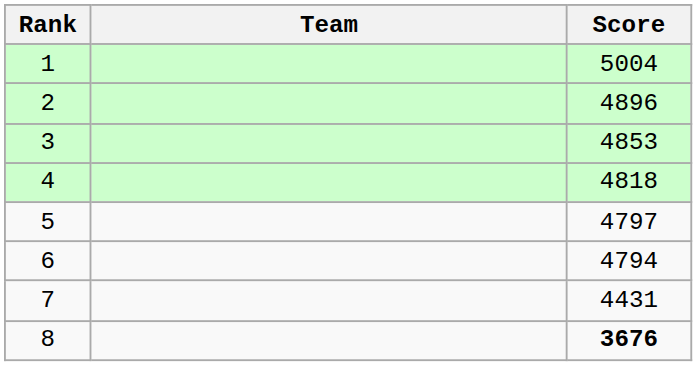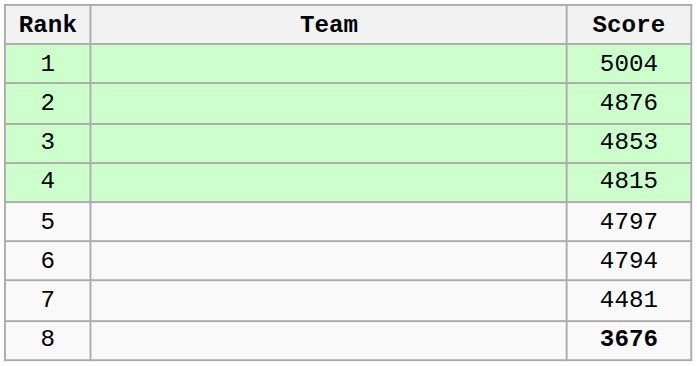(629, 103) 4896 -> (629, 103) 4876
(629, 182) 4818 -> (629, 182) 4815
(629, 300) 4431 -> (629, 300) 4481
